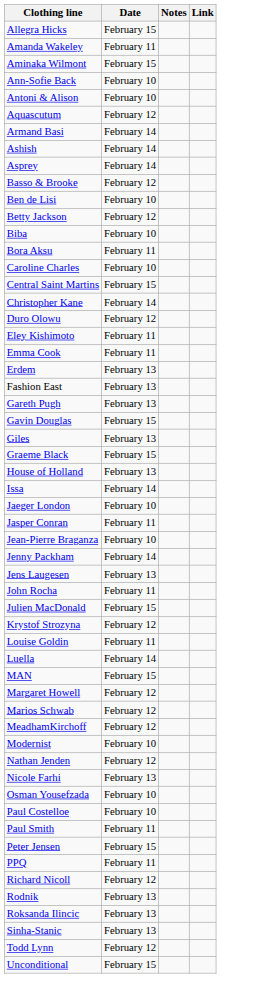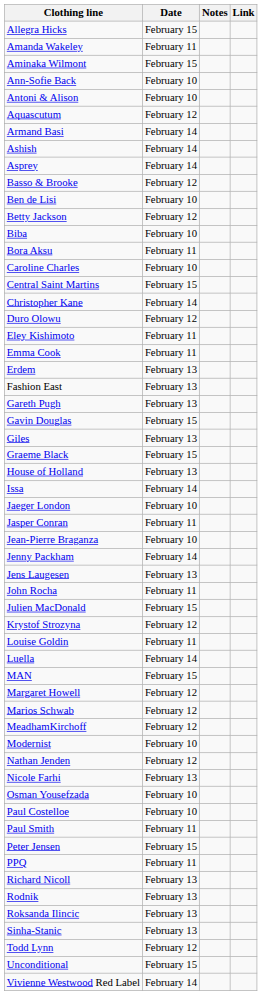(130, 880) February 12 -> (171, 880) February 13
+ row: (73, 982)
